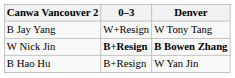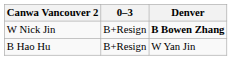- row: (31, 30)
(125, 47) bold -> (125, 30) normal
